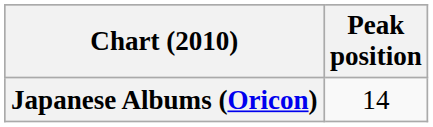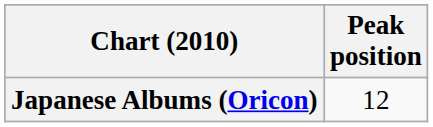(376, 99) 14 -> (376, 99) 12
